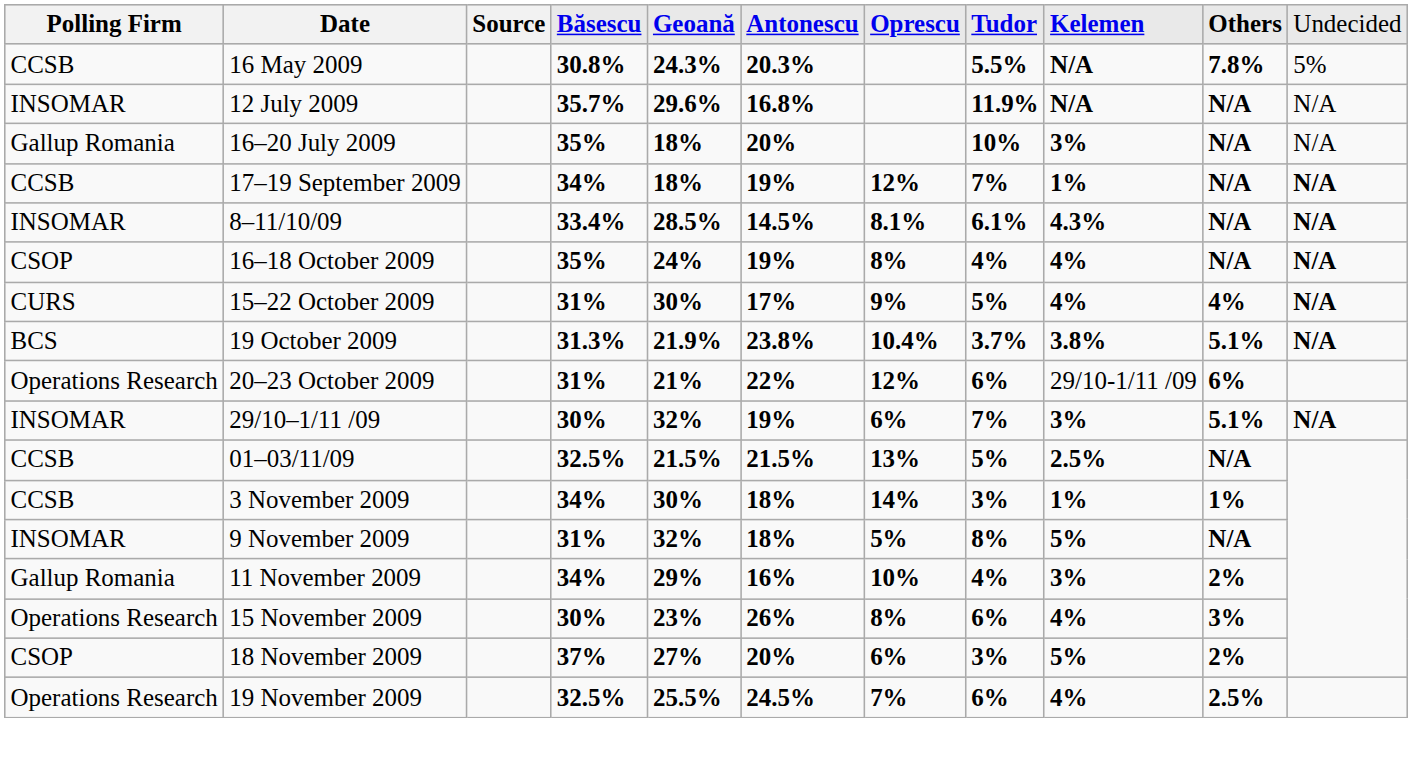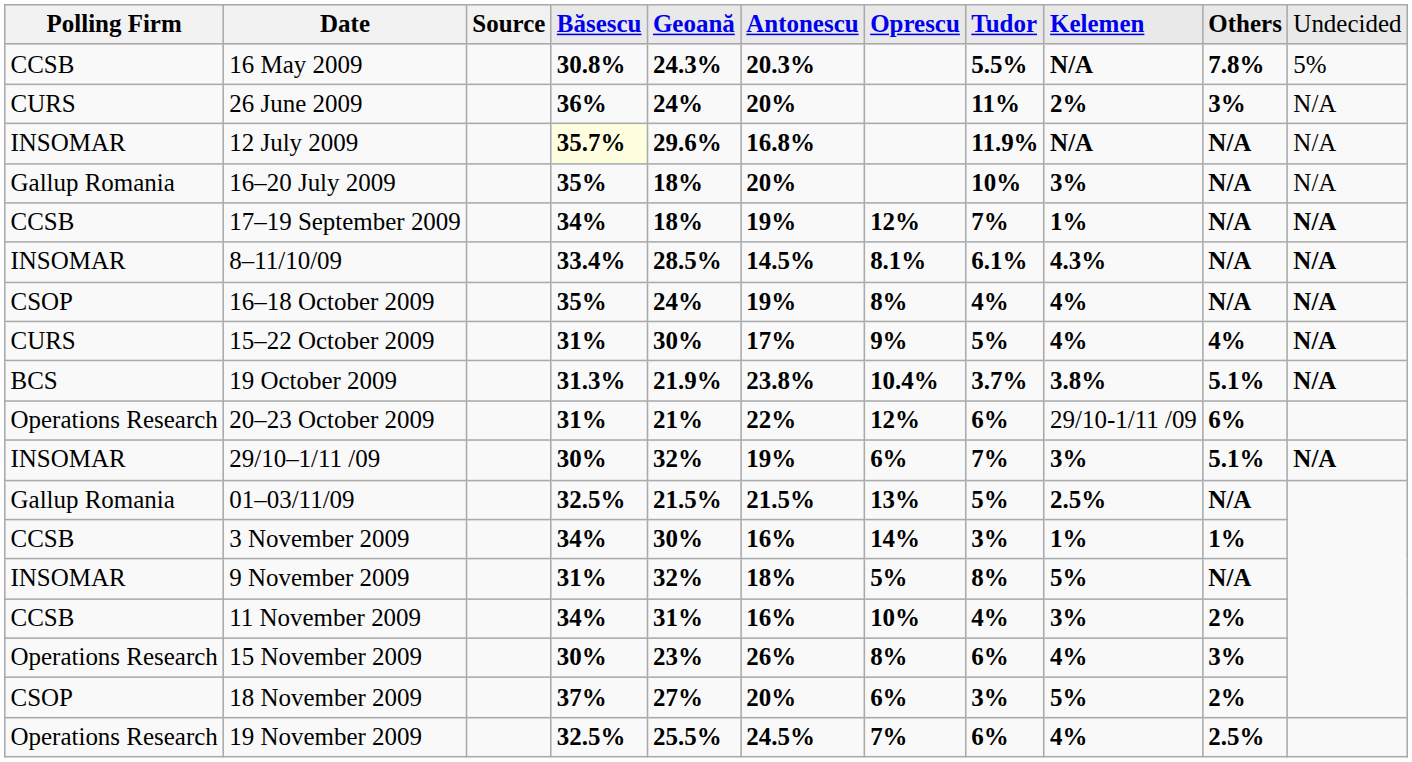+ row: (296, 103)
(591, 103) no background -> (591, 143) lightyellow background
(42, 459) CCSB -> (93, 499) Gallup Romania
(771, 499) 18% -> (771, 538) 16%
(93, 578) Gallup Romania -> (42, 618) CCSB
(678, 578) 29% -> (678, 618) 31%
